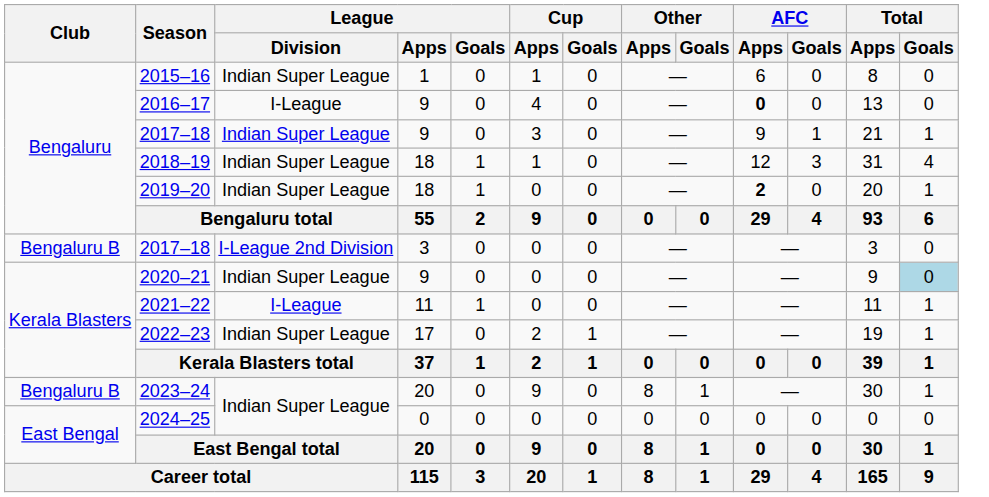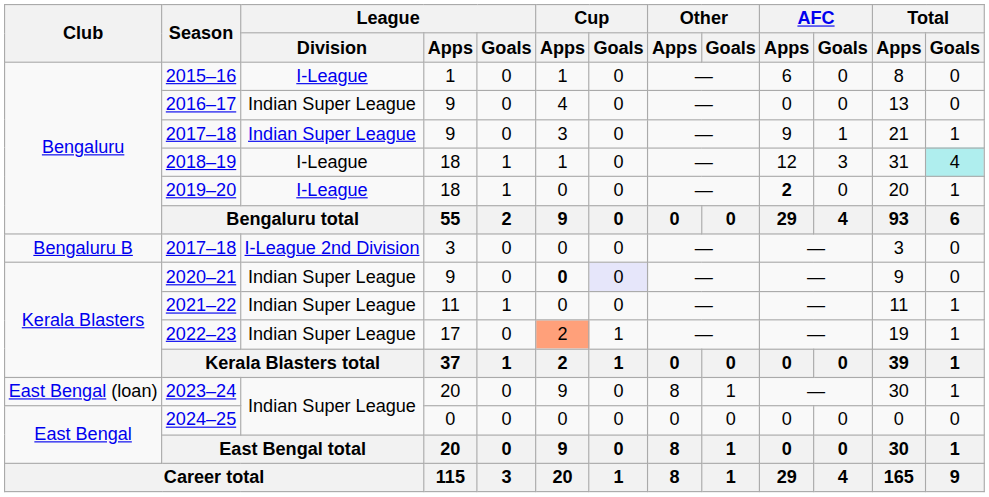(306, 76) Indian Super League -> (332, 76) I-League
(306, 104) I-League -> (332, 104) Indian Super League
(761, 104) bold -> (787, 104) normal
(306, 162) Indian Super League -> (332, 162) I-League
(929, 162) no background -> (955, 162) paleturquoise background
(306, 190) Indian Super League -> (332, 190) I-League
(536, 276) normal -> (562, 276) bold
(592, 276) no background -> (619, 276) lavender background
(929, 276) lightblue background -> (955, 276) no background
(306, 305) I-League -> (332, 305) Indian Super League
(536, 334) no background -> (562, 334) lightsalmon background
(70, 391) Bengaluru B -> (83, 391) East Bengal (loan)
